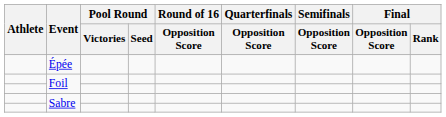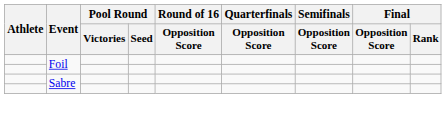- row: (25, 65)
